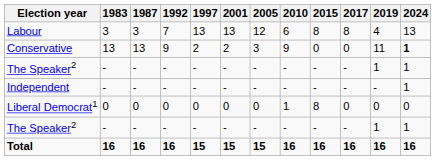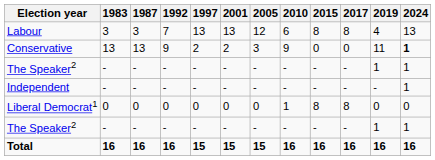(346, 106) 0 -> (346, 106) 8
